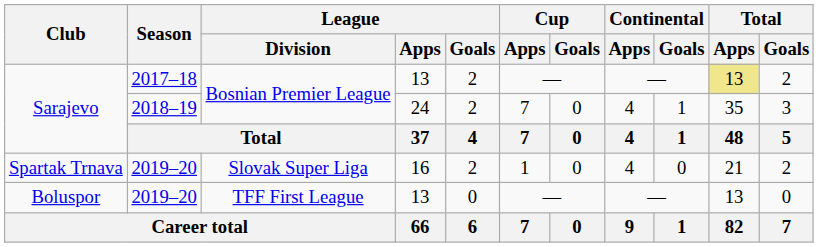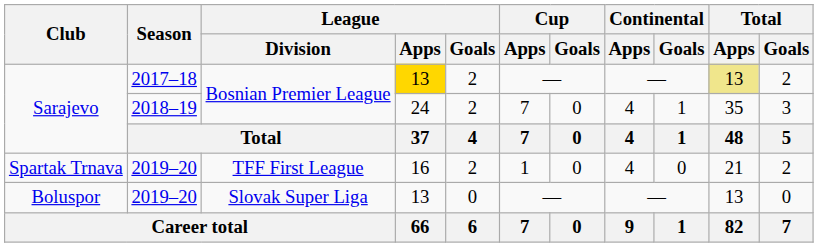(420, 78) no background -> (420, 78) gold background
(298, 167) Slovak Super Liga -> (298, 167) TFF First League
(298, 197) TFF First League -> (298, 197) Slovak Super Liga
